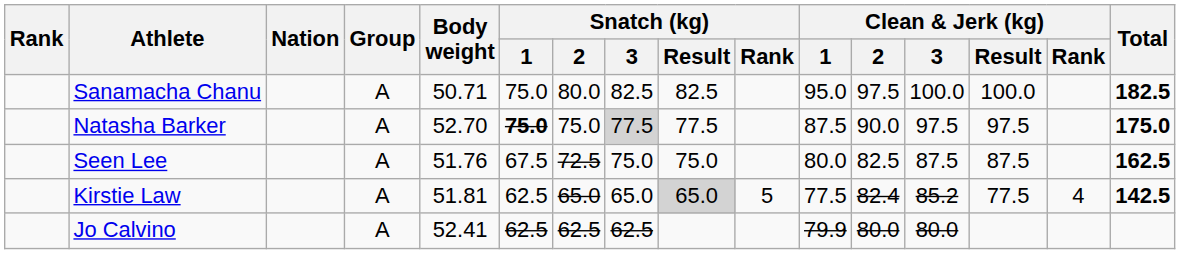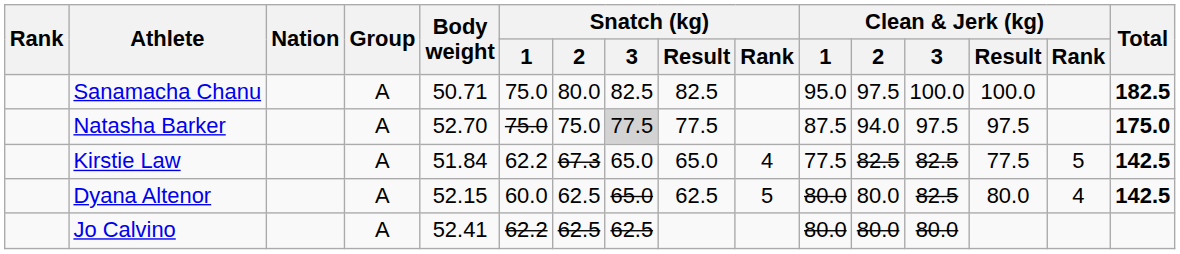(526, 126) bold -> (526, 126) normal
(878, 126) 90.0 -> (878, 126) 94.0
- row: (120, 160)
(460, 195) 51.81 -> (460, 160) 51.84
(526, 195) 62.5 -> (526, 160) 62.2
(579, 195) 65.0 -> (579, 160) 67.3
(697, 195) lightgrey background -> (697, 160) no background
(767, 195) 5 -> (767, 160) 4
(878, 195) 82.4 -> (878, 160) 82.5
(937, 195) 85.2 -> (937, 160) 82.5
(1078, 195) 4 -> (1078, 160) 5
+ row: (142, 195)
(526, 230) 62.5 -> (526, 230) 62.2
(825, 230) 79.9 -> (825, 230) 80.0
